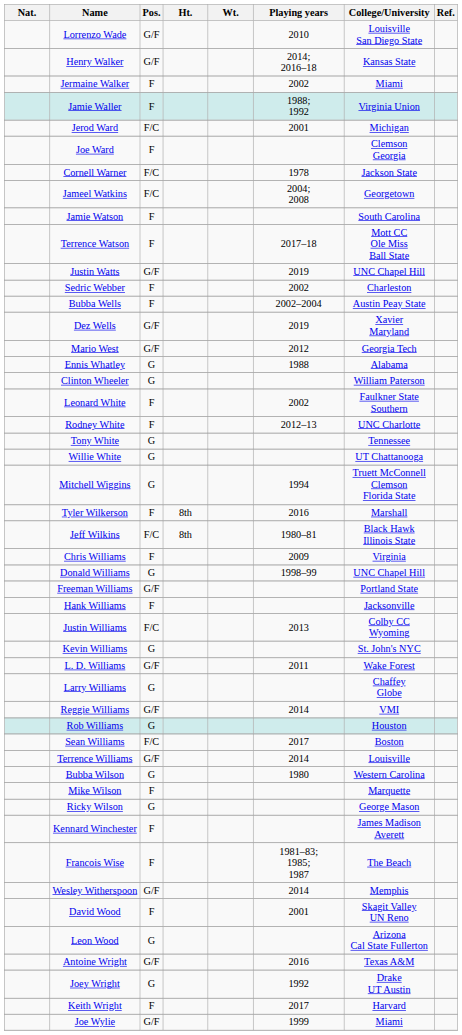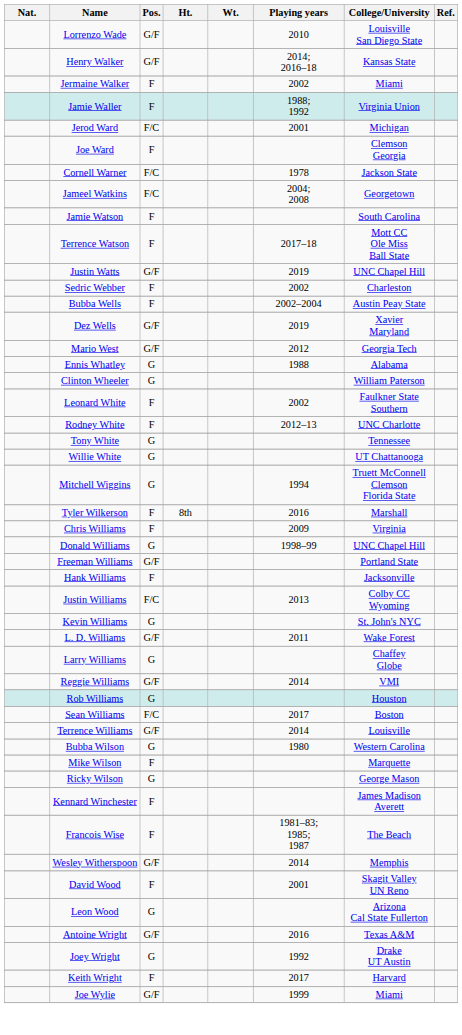- row: (95, 534)
